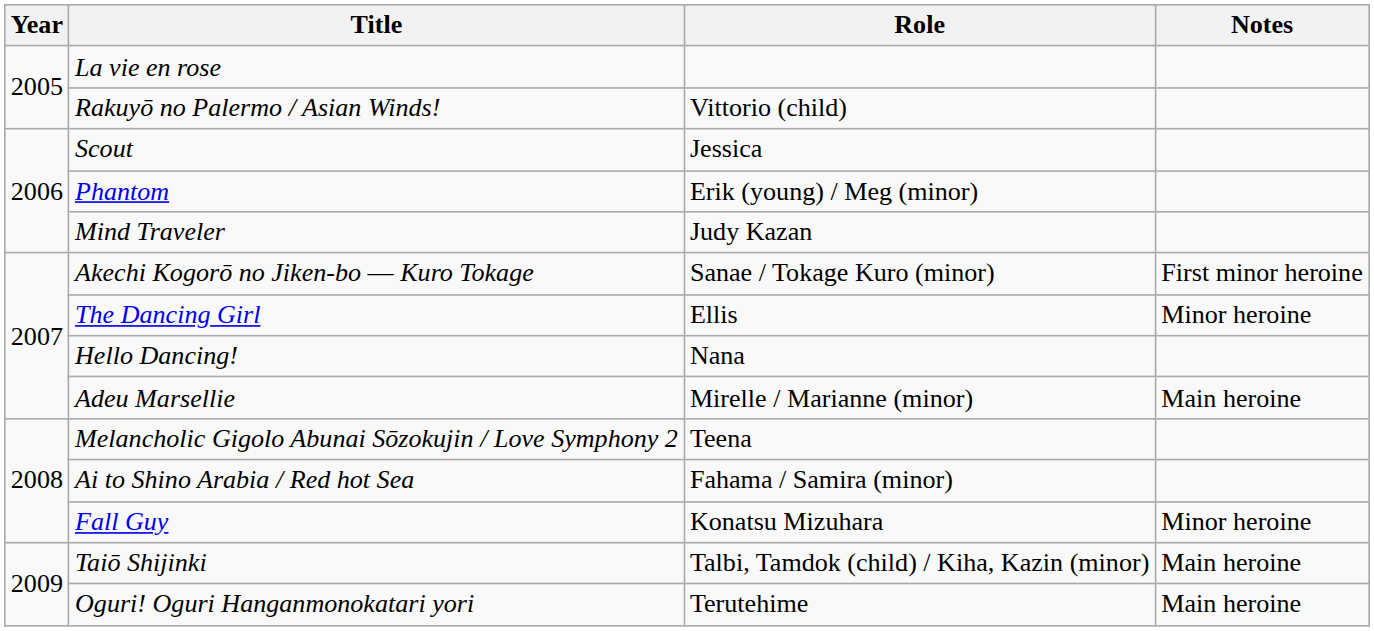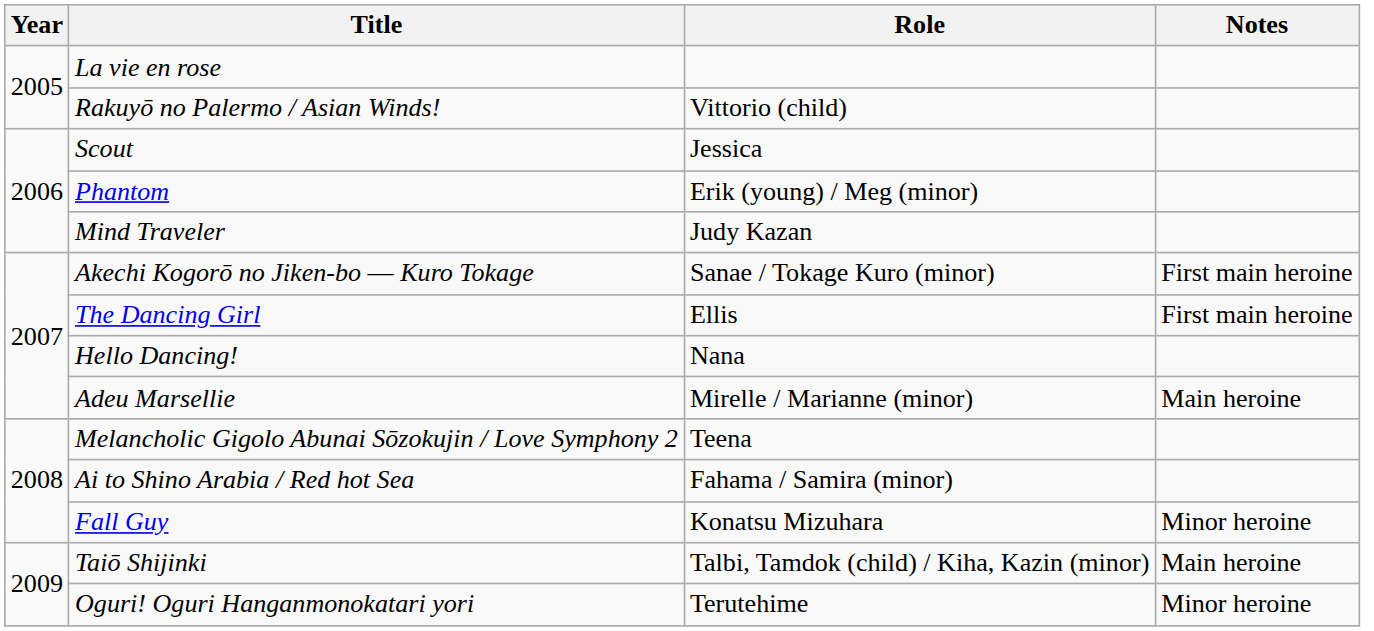(1262, 273) First minor heroine -> (1257, 273) First main heroine
(1236, 314) Minor heroine -> (1257, 314) First main heroine
(1231, 604) Main heroine -> (1236, 604) Minor heroine
